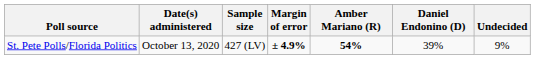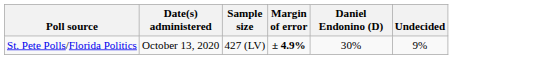- column: (351, 20)
(433, 45) 39% -> (351, 45) 30%
